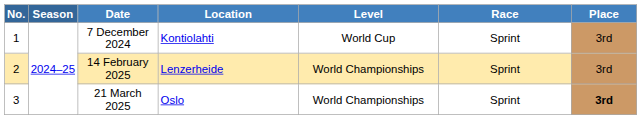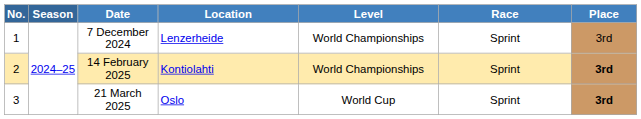(187, 38) Kontiolahti -> (192, 38) Lenzerheide
(368, 38) World Cup -> (368, 38) World Championships
(192, 69) Lenzerheide -> (187, 69) Kontiolahti
(604, 69) normal -> (604, 69) bold
(368, 100) World Championships -> (368, 100) World Cup
